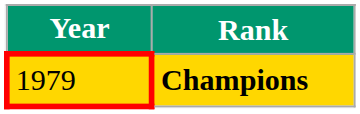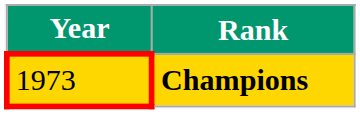(46, 79) 1979 -> (46, 79) 1973
